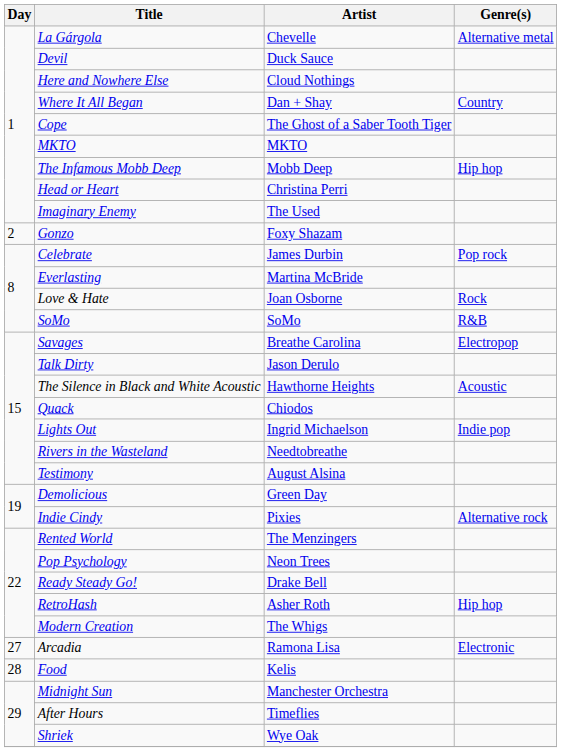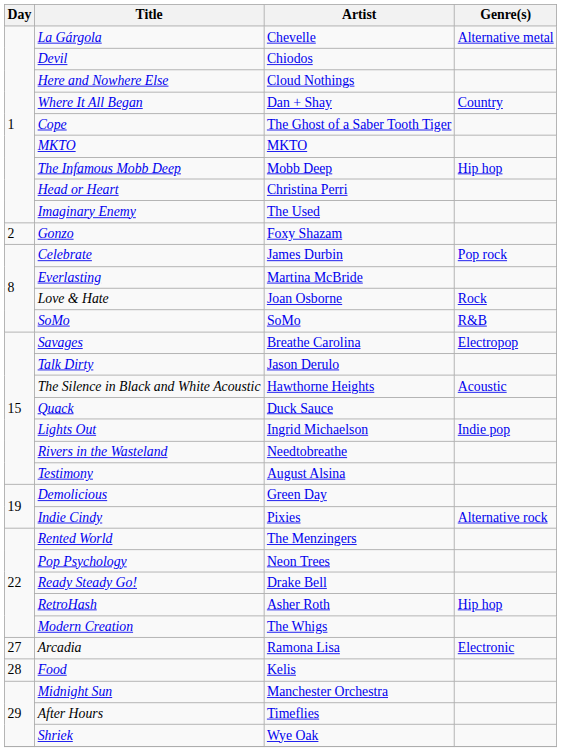(300, 59) Duck Sauce -> (290, 59) Chiodos
(290, 408) Chiodos -> (300, 408) Duck Sauce
